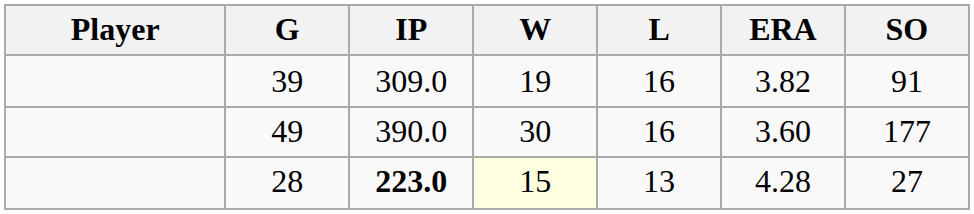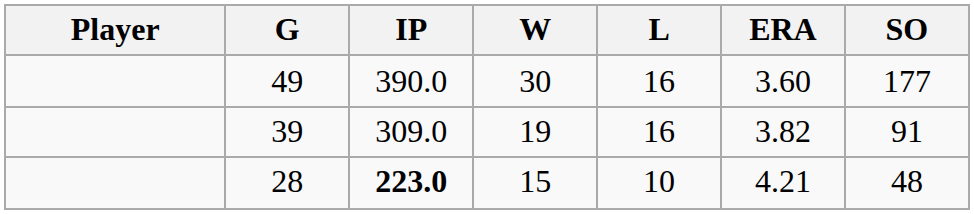rows swapped: (287, 131) <-> (287, 80)
(535, 182) lightyellow background -> (535, 182) no background
(659, 182) 13 -> (659, 182) 10
(783, 182) 4.28 -> (783, 182) 4.21
(907, 182) 27 -> (907, 182) 48
